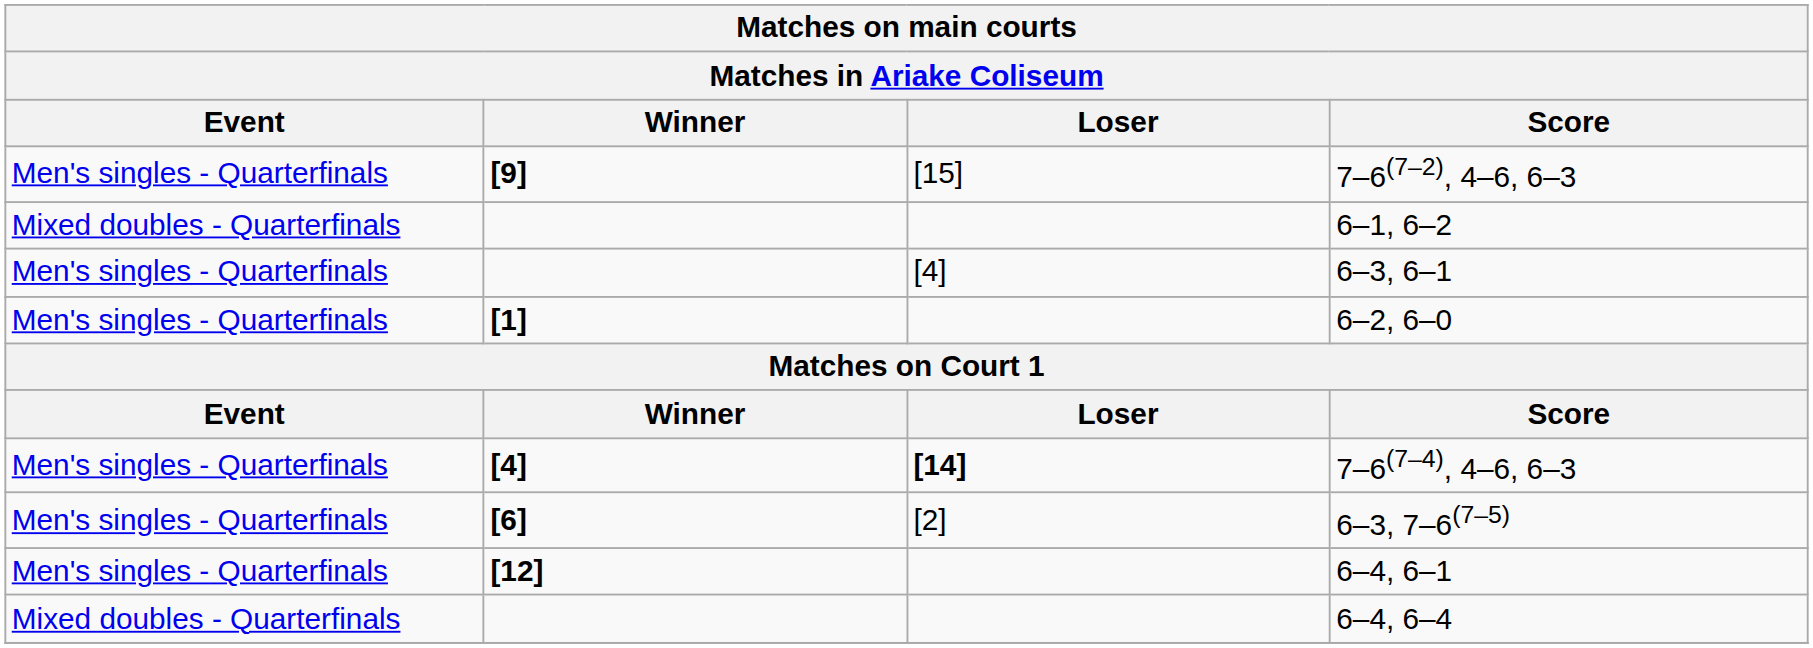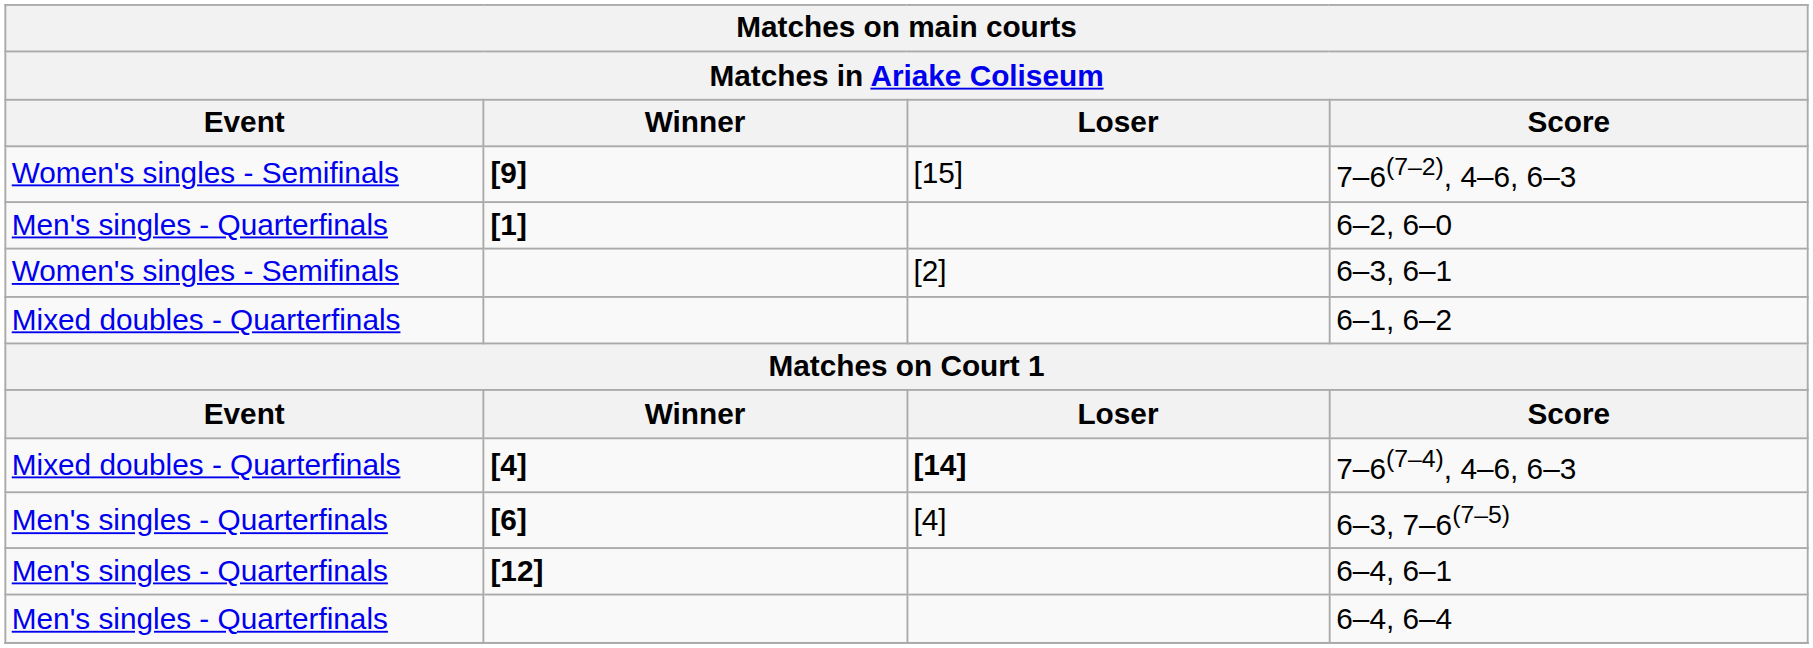(200, 173) Men's singles - Quarterfinals -> (205, 173) Women's singles - Semifinals
rows swapped: (1394, 319) <-> (1394, 224)
(200, 272) Men's singles - Quarterfinals -> (205, 272) Women's singles - Semifinals
(930, 272) [4] -> (930, 272) [2]
(200, 464) Men's singles - Quarterfinals -> (206, 464) Mixed doubles - Quarterfinals
(930, 520) [2] -> (930, 520) [4]
(206, 618) Mixed doubles - Quarterfinals -> (200, 618) Men's singles - Quarterfinals
